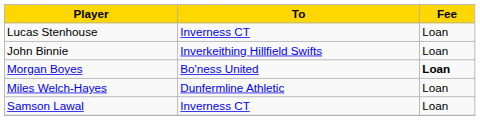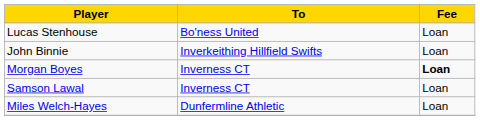(215, 32) Inverness CT -> (219, 32) Bo'ness United
(219, 69) Bo'ness United -> (215, 69) Inverness CT
rows swapped: (57, 88) <-> (45, 106)
